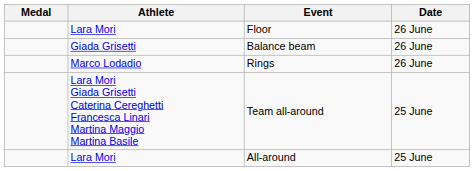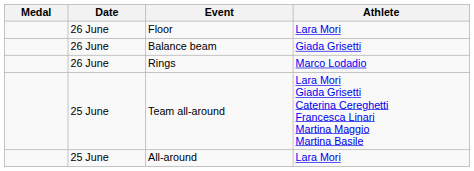columns swapped: (431, 13) <-> (156, 13)
